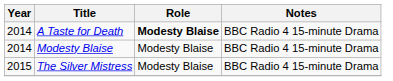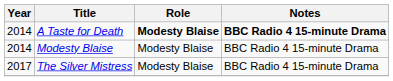(301, 31) normal -> (305, 31) bold
(19, 66) 2015 -> (19, 66) 2017
